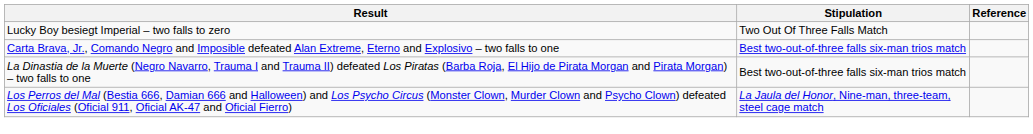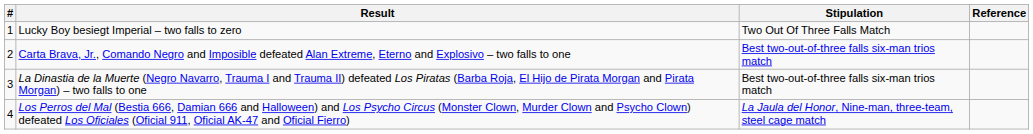+ column: (10, 13)
